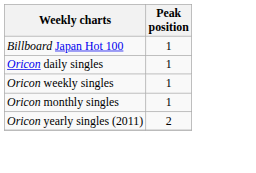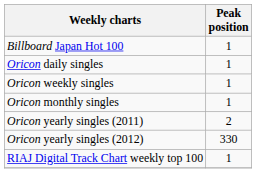+ row: (75, 139)
+ row: (105, 158)
